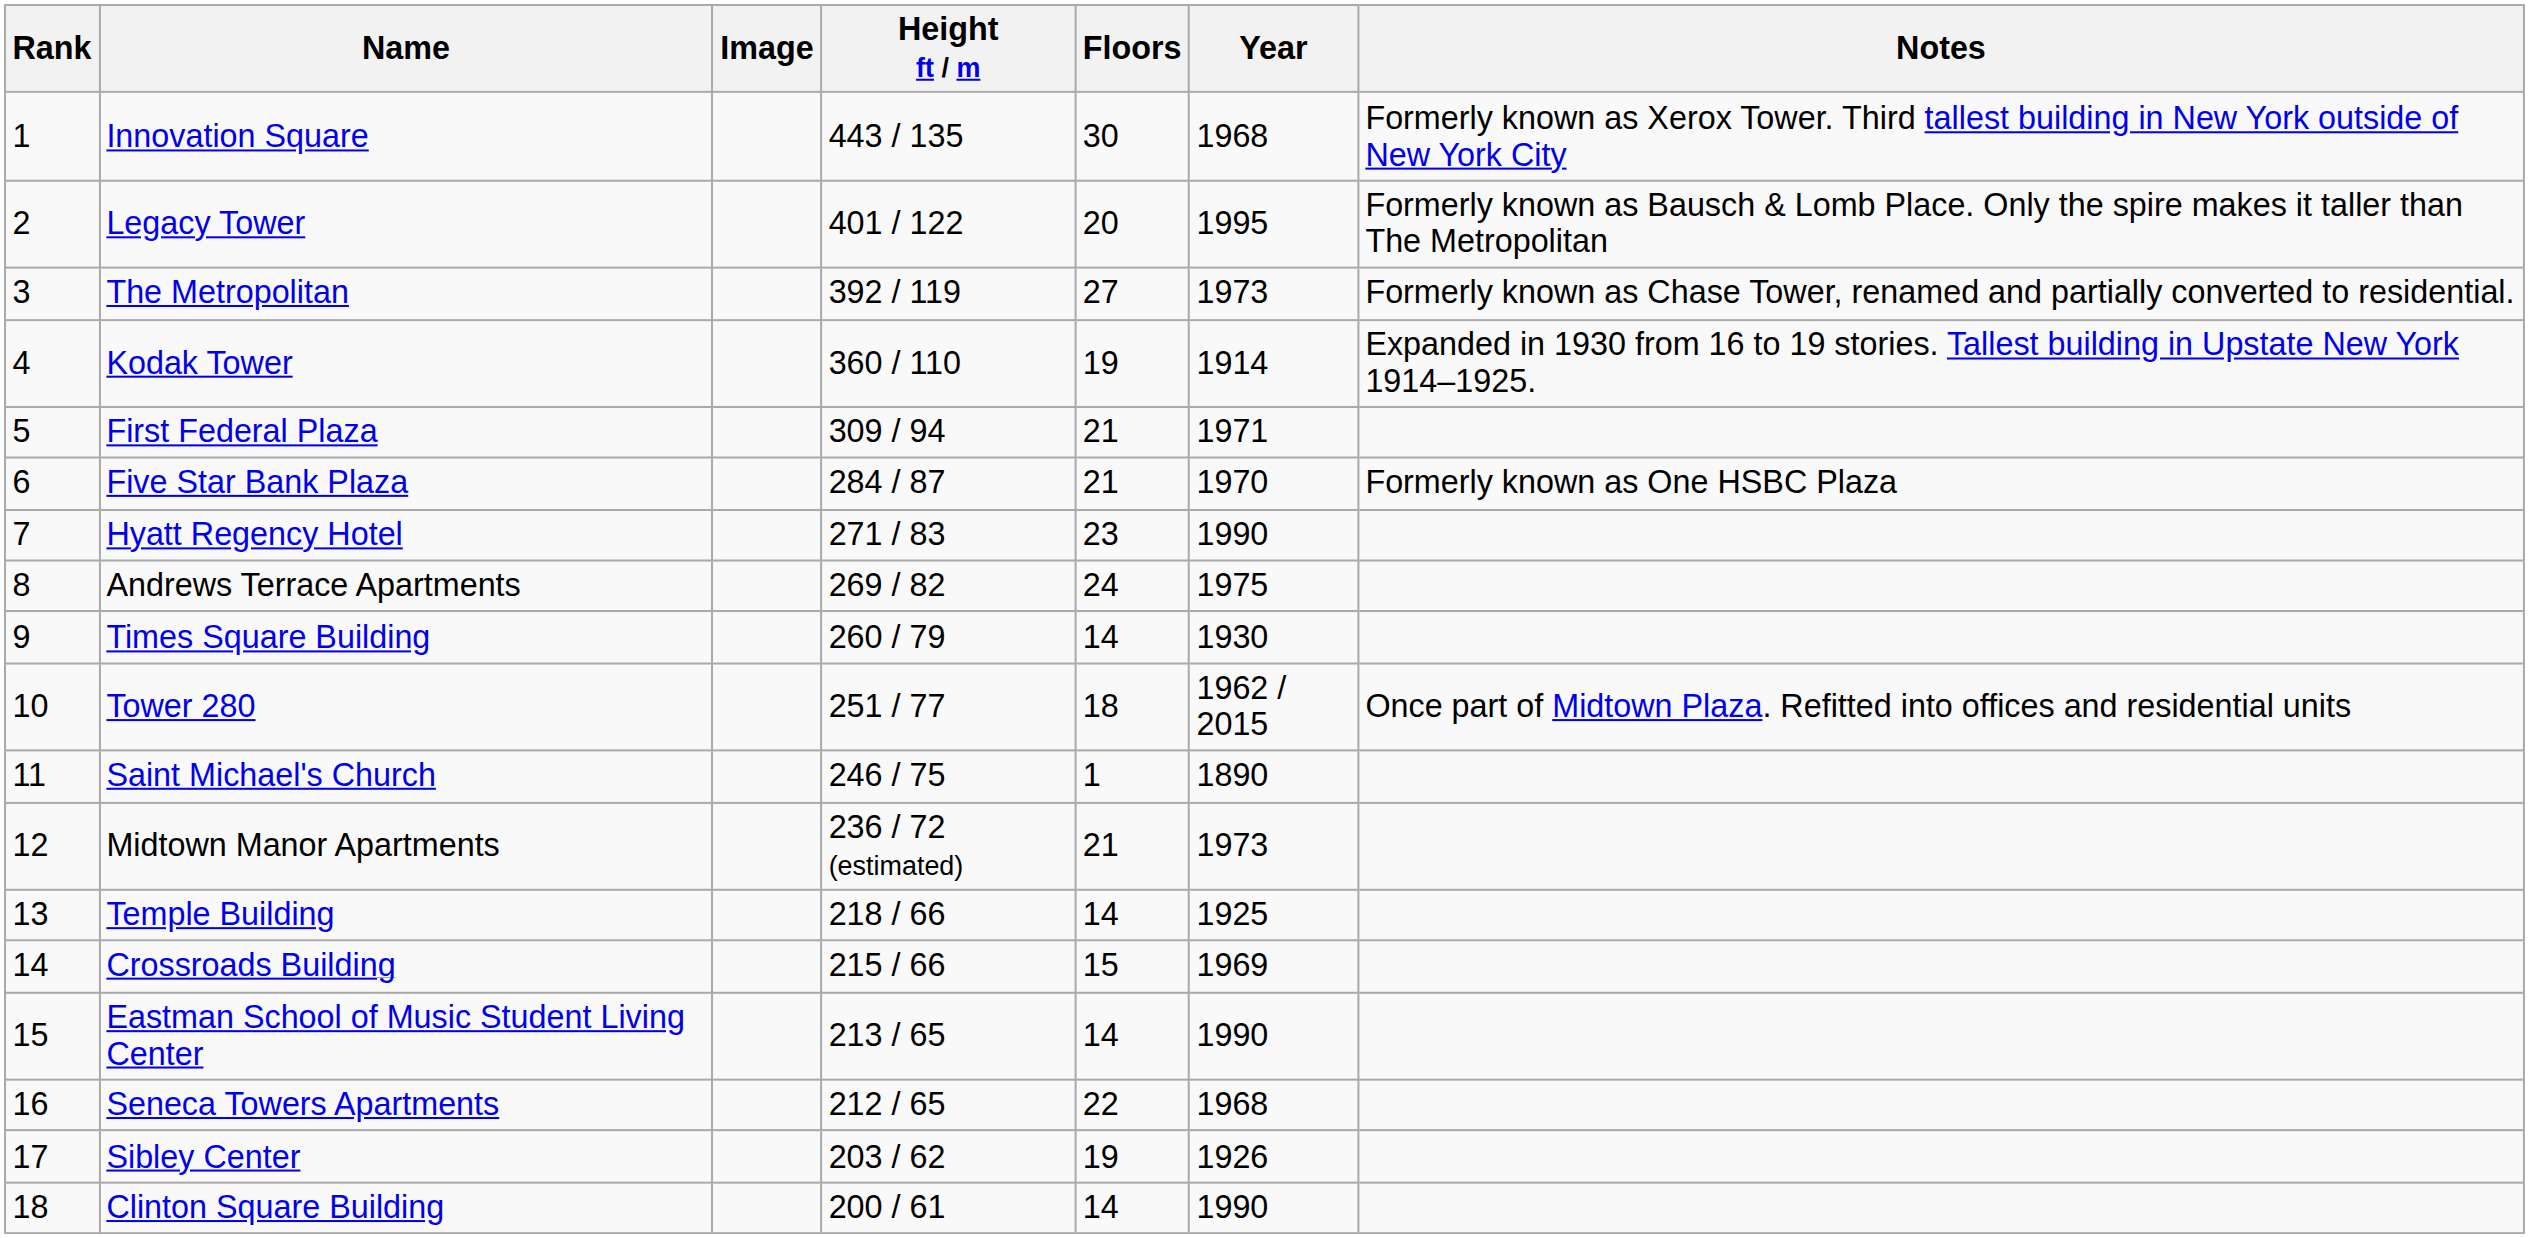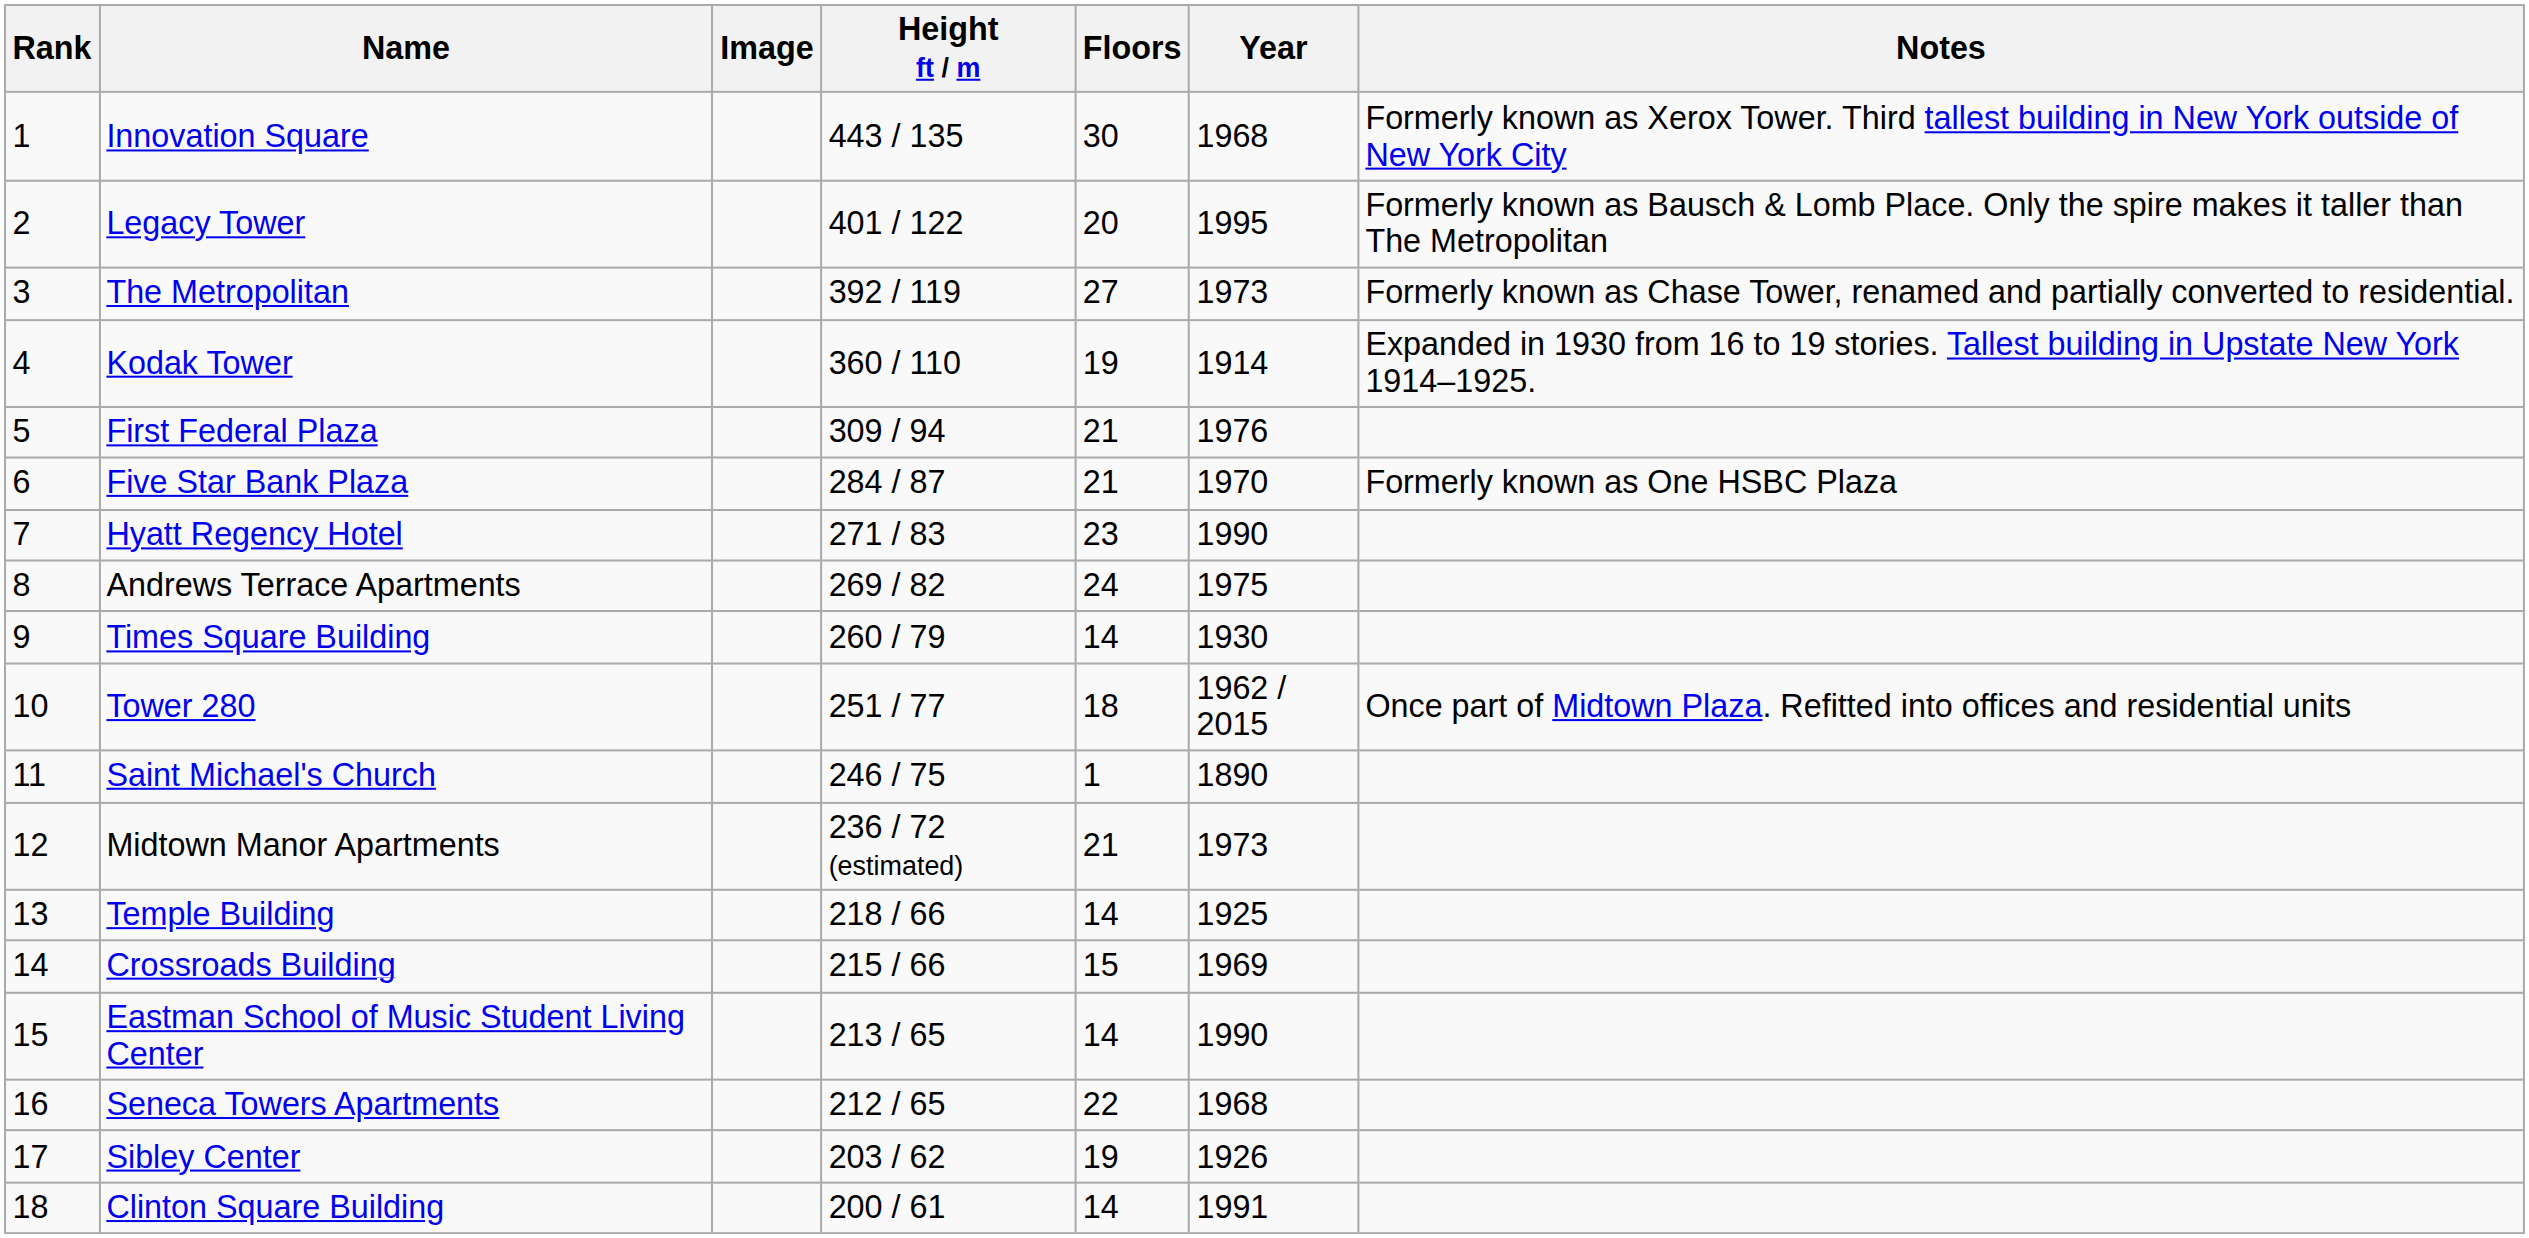(1232, 431) 1971 -> (1232, 431) 1976
(1232, 1207) 1990 -> (1232, 1207) 1991
